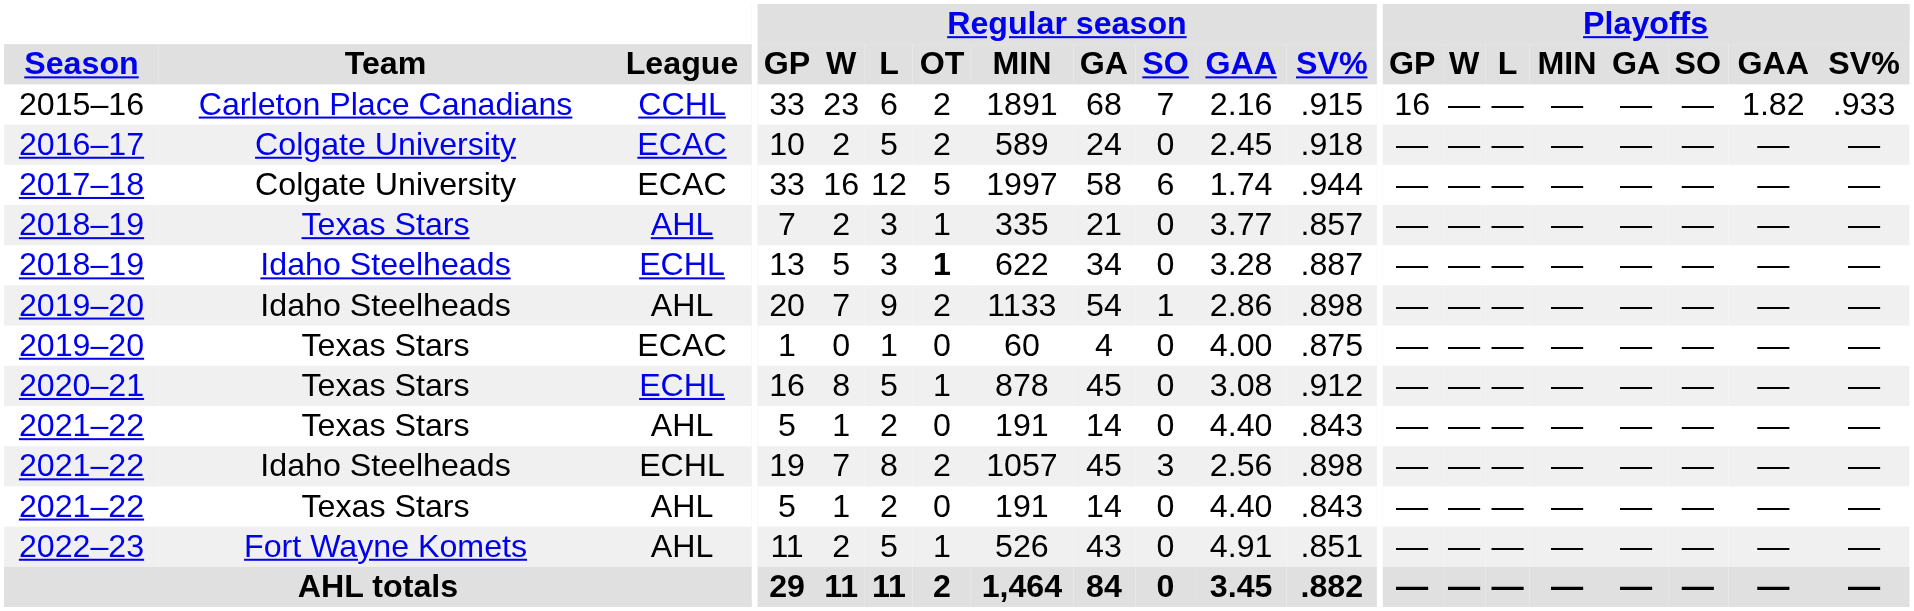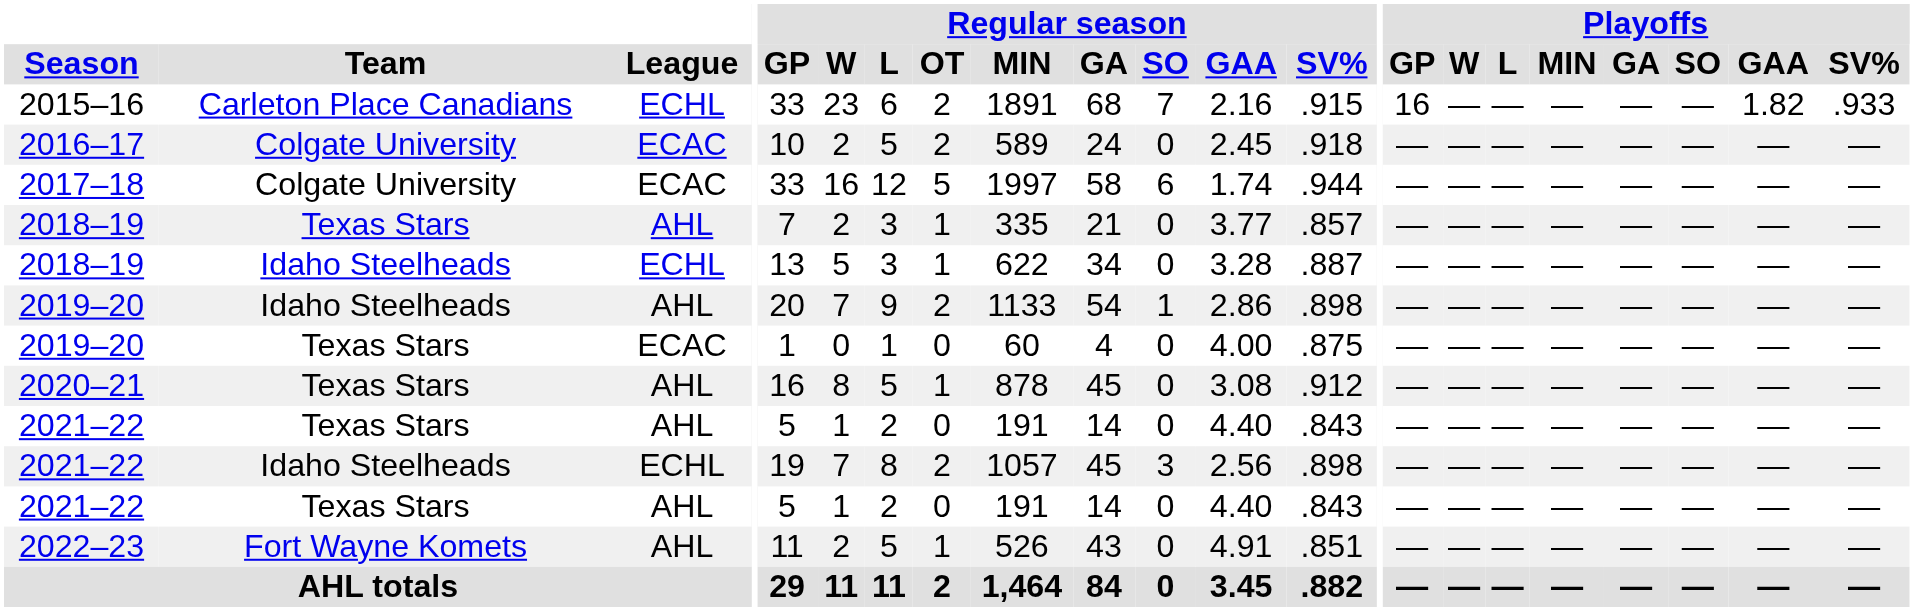(682, 103) CCHL -> (682, 103) ECHL
(942, 264) bold -> (942, 264) normal
(682, 385) ECHL -> (682, 385) AHL
